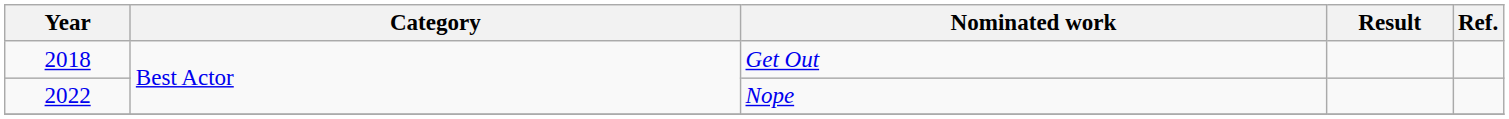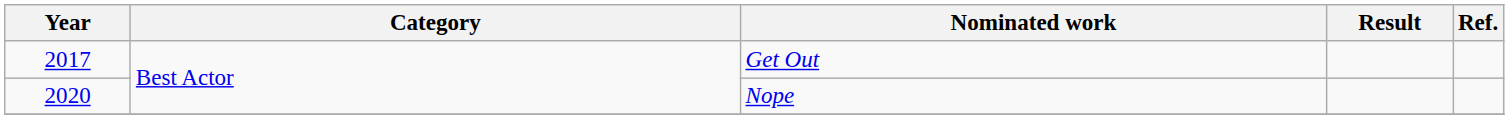(68, 59) 2018 -> (68, 59) 2017
(68, 95) 2022 -> (68, 95) 2020
